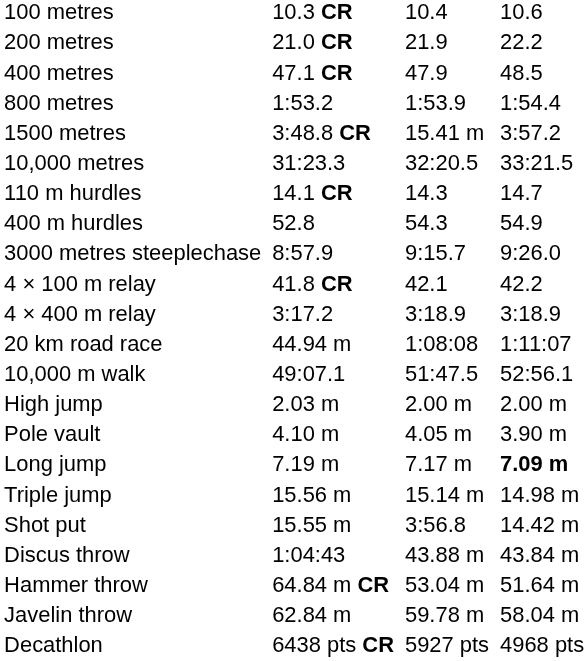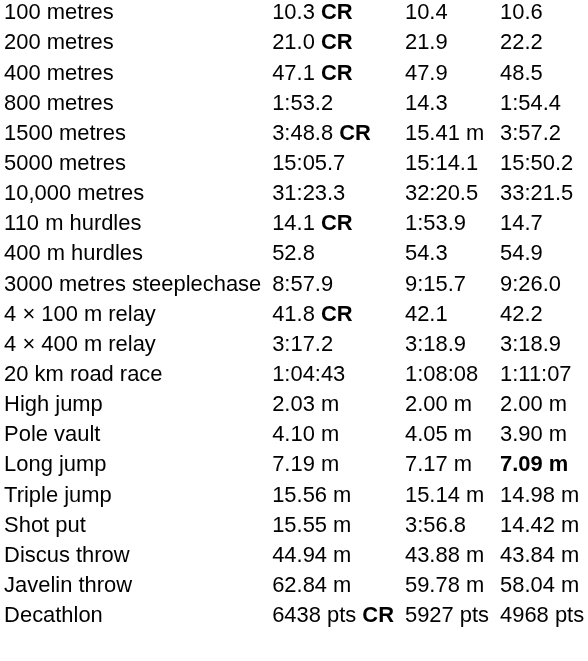(435, 102) 1:53.9 -> (426, 102) 14.3
+ row: (65, 162)
(426, 193) 14.3 -> (435, 223) 1:53.9
(312, 343) 44.94 m -> (309, 373) 1:04:43
- row: (75, 373)
(309, 554) 1:04:43 -> (312, 554) 44.94 m
- row: (76, 584)
